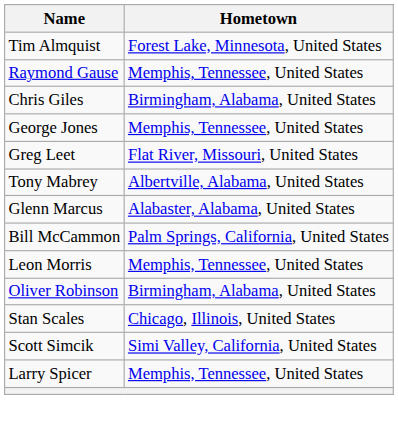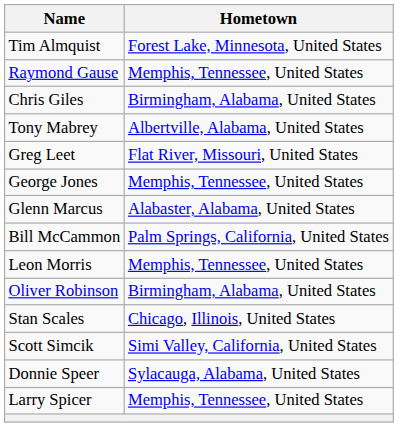rows swapped: (53, 127) <-> (53, 182)
+ row: (54, 373)
